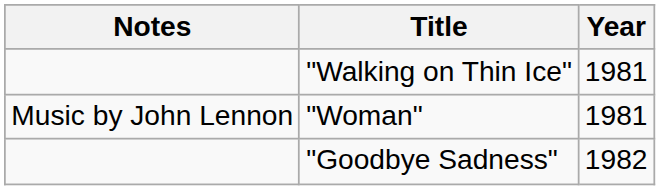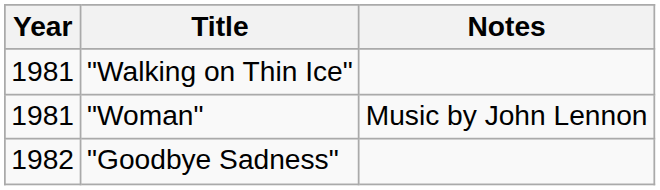columns swapped: (616, 26) <-> (152, 26)
